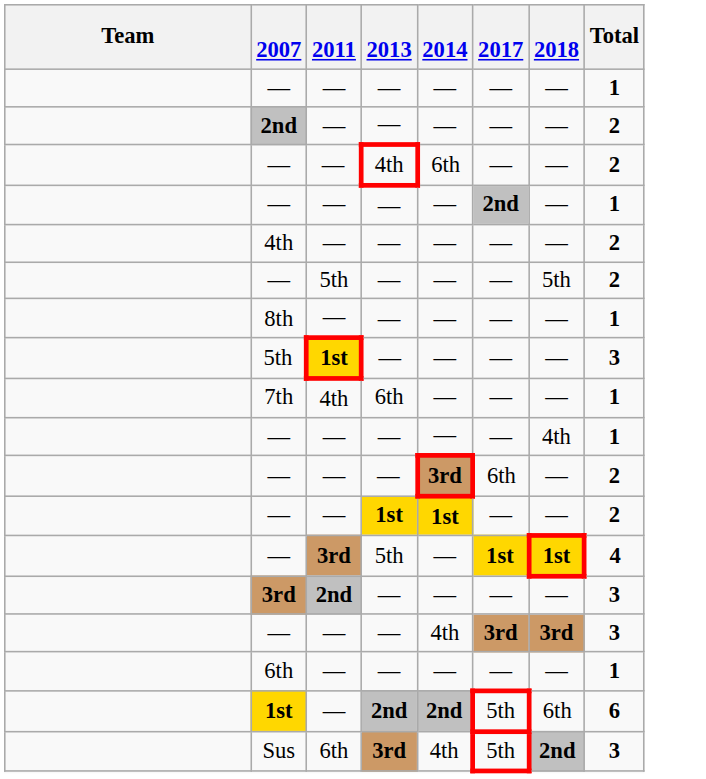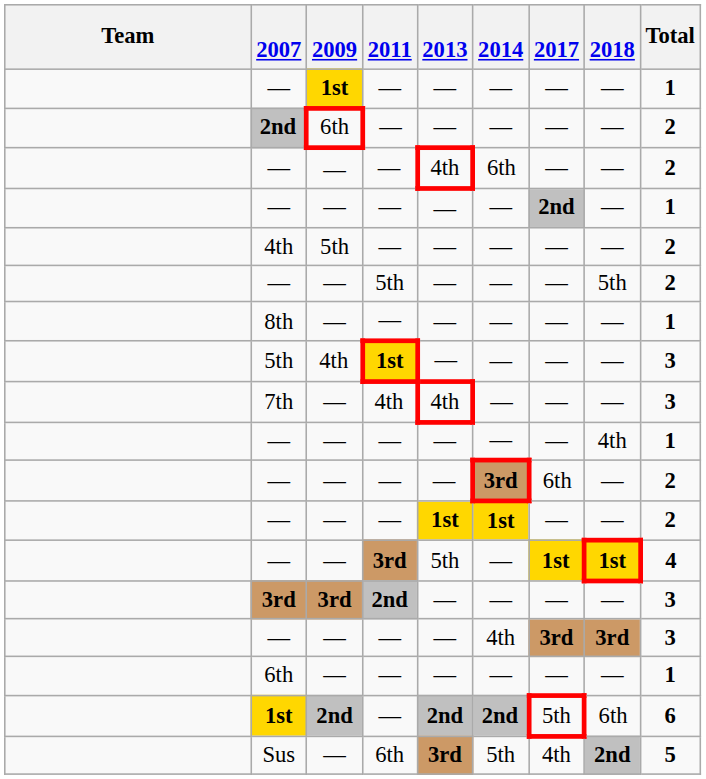+ column: (335, 50)
(389, 397) 6th -> (445, 401) 4th
(614, 397) 1 -> (670, 401) 3
(444, 751) 4th -> (501, 755) 5th
(501, 751) 5th -> (556, 755) 4th
(614, 751) 3 -> (670, 755) 5
